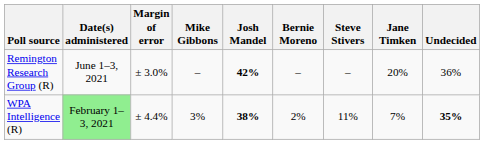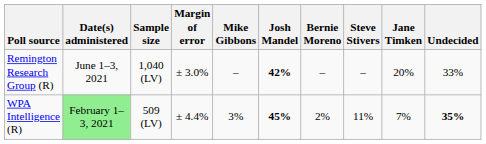+ column: (151, 34)
(451, 72) 36% -> (453, 72) 33%
(248, 117) 38% -> (280, 117) 45%
